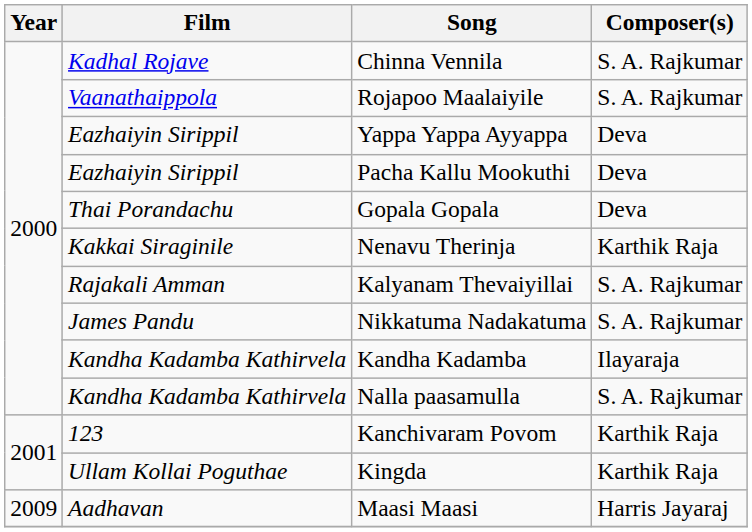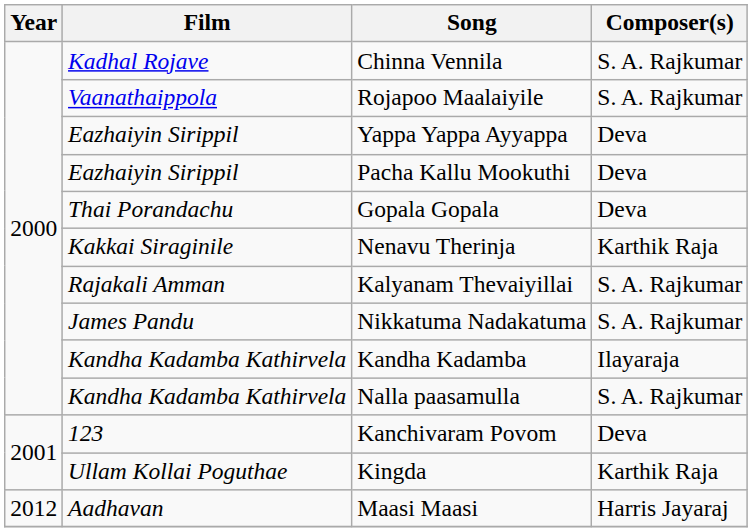(658, 433) Karthik Raja -> (622, 433) Deva
(34, 508) 2009 -> (34, 508) 2012
